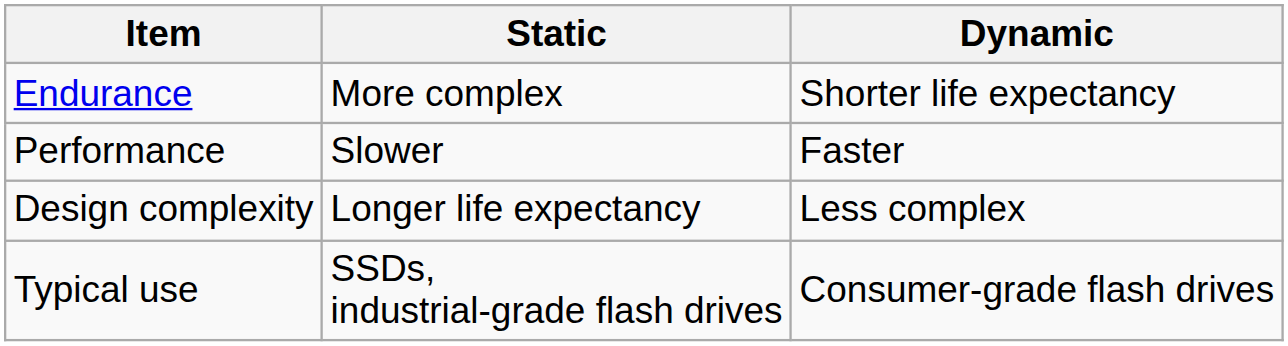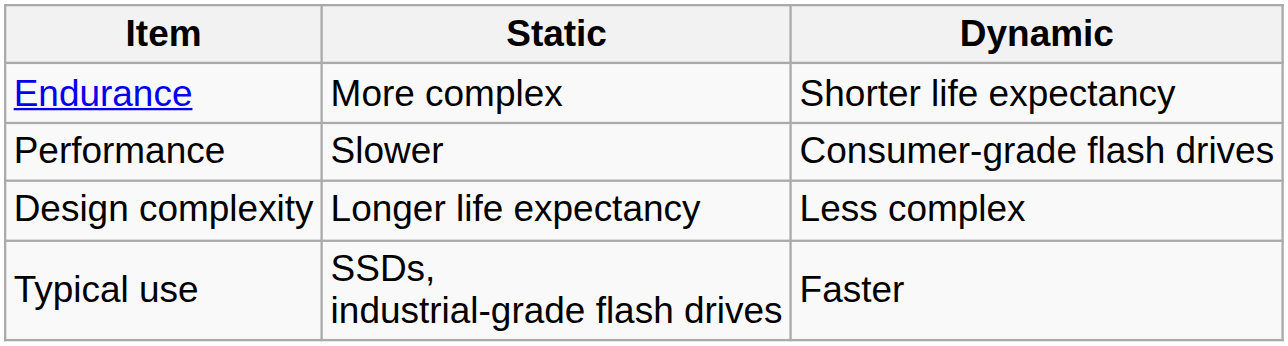(852, 151) Faster -> (1037, 151) Consumer-grade flash drives
(1037, 289) Consumer-grade flash drives -> (852, 289) Faster
